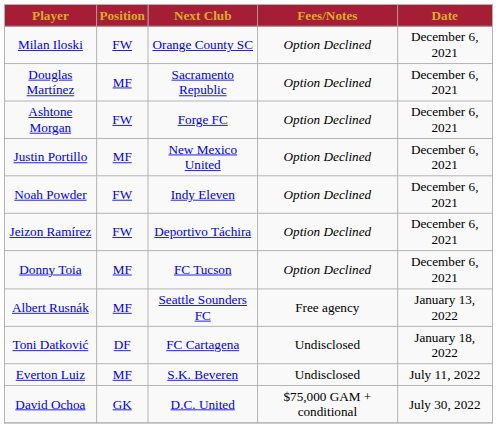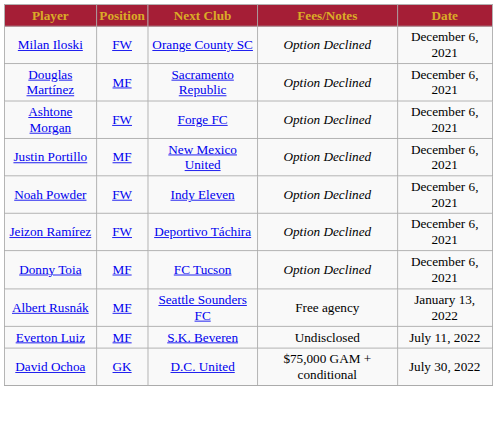- row: (50, 344)
